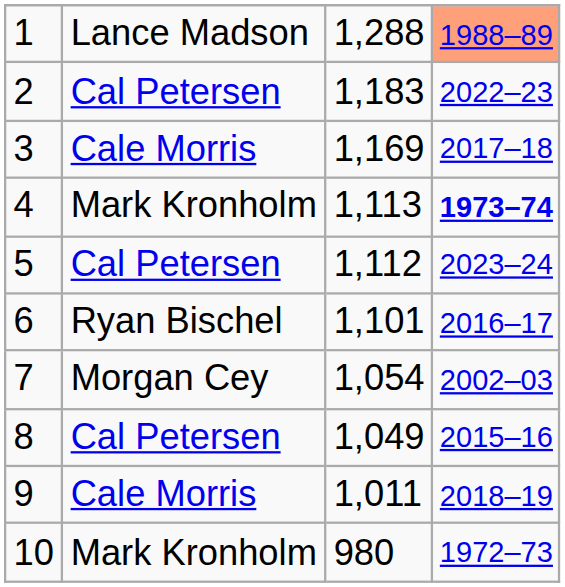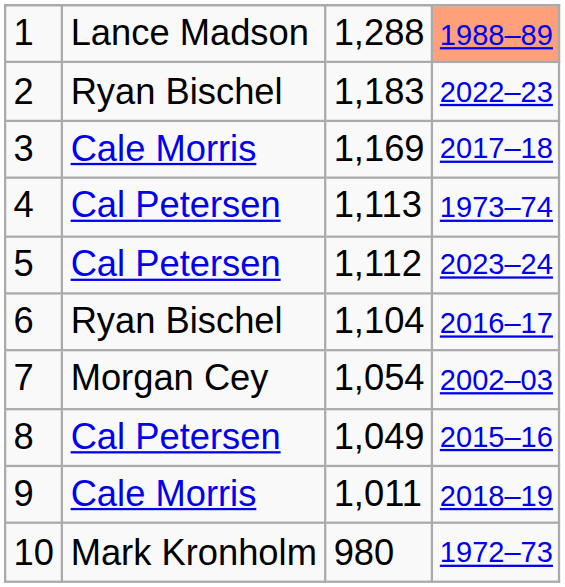(176, 90) Cal Petersen -> (177, 90) Ryan Bischel
(194, 206) Mark Kronholm -> (176, 206) Cal Petersen
(496, 207) bold -> (496, 207) normal
(379, 321) 1,101 -> (379, 321) 1,104
